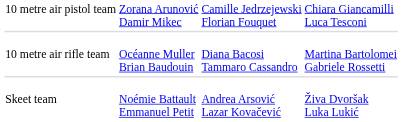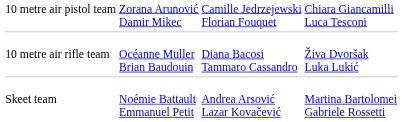(351, 60) Martina Bartolomei Gabriele Rossetti -> (337, 60) Živa Dvoršak Luka Lukić
(337, 106) Živa Dvoršak Luka Lukić -> (351, 106) Martina Bartolomei Gabriele Rossetti
